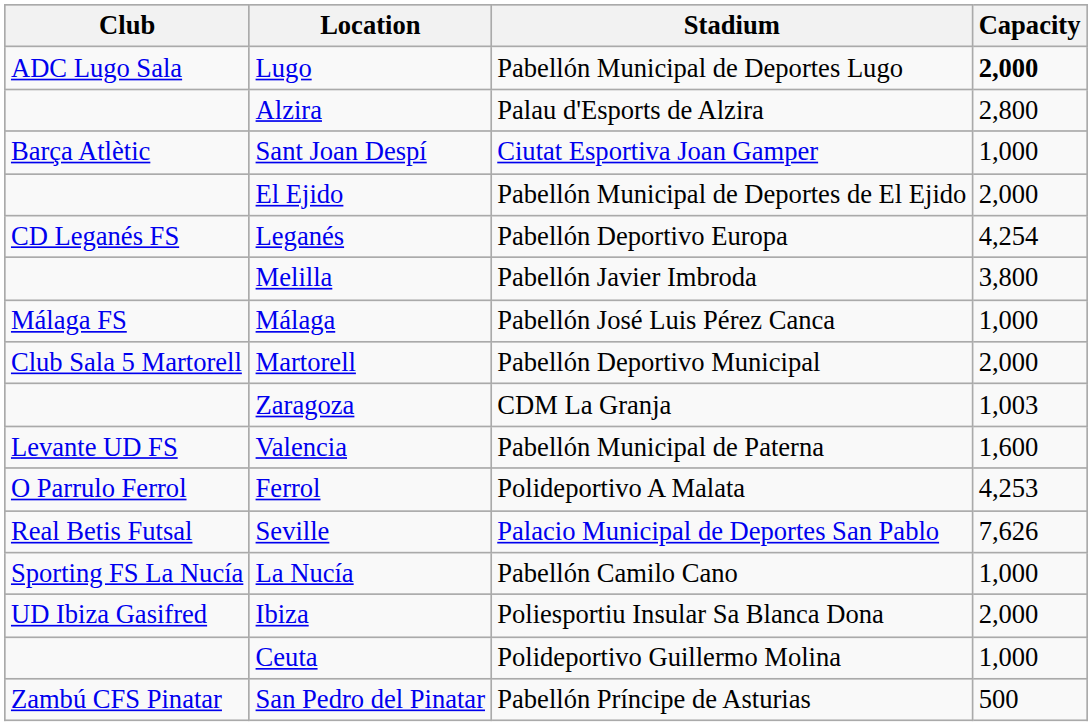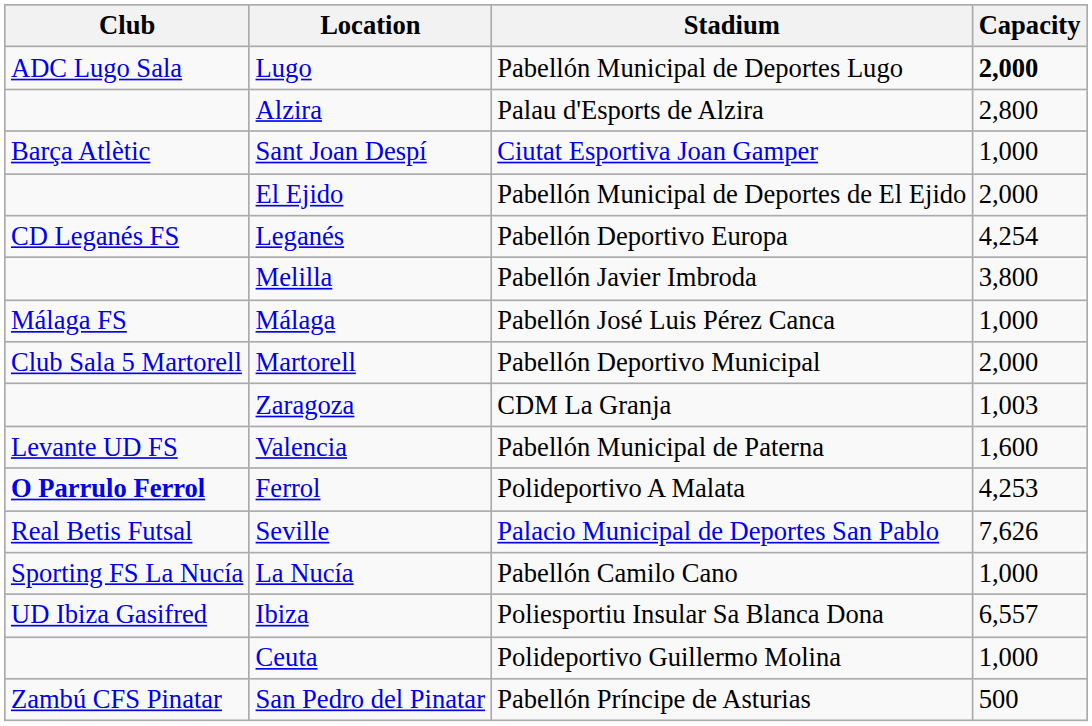(99, 488) normal -> (108, 488) bold
(1009, 615) 2,000 -> (1009, 615) 6,557
